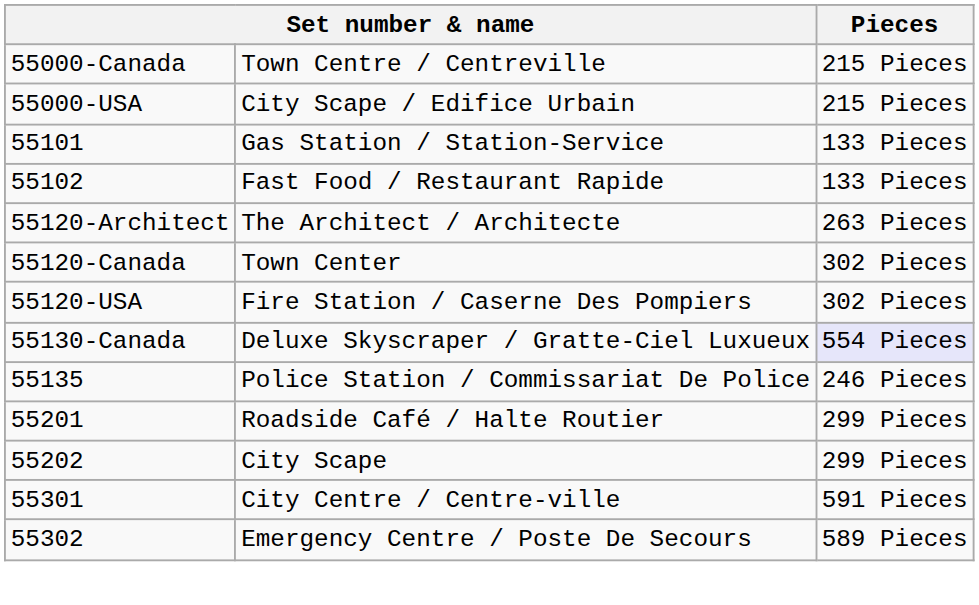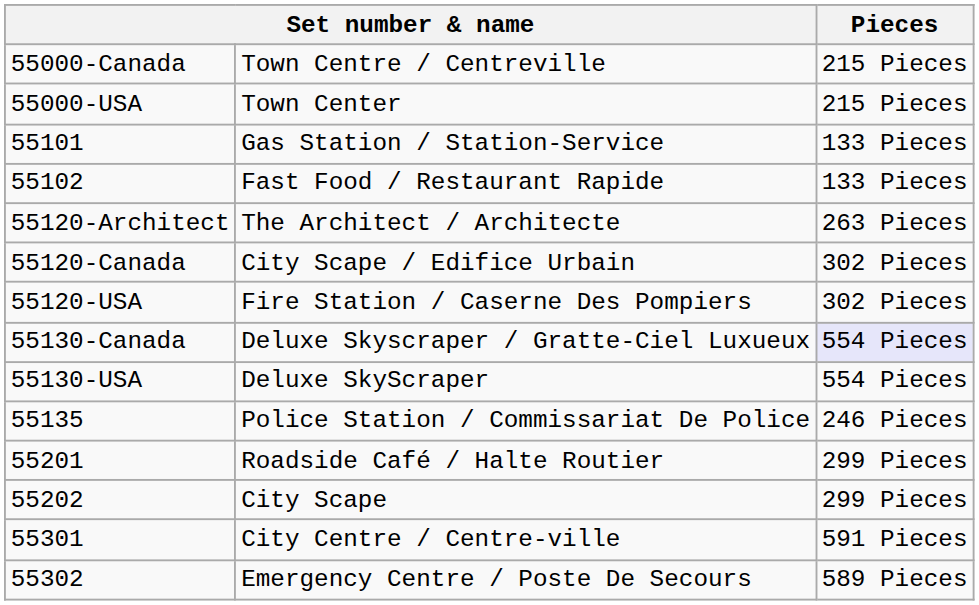(438, 104) City Scape / Edifice Urbain -> (321, 104) Town Center
(321, 262) Town Center -> (438, 262) City Scape / Edifice Urbain
+ row: (76, 381)
